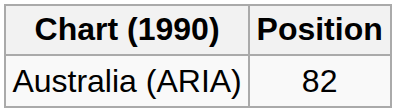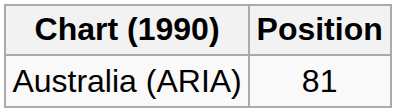(320, 80) 82 -> (320, 80) 81
